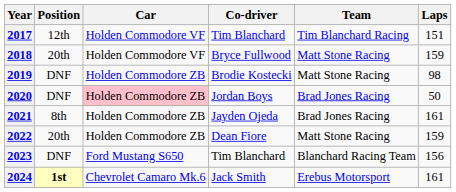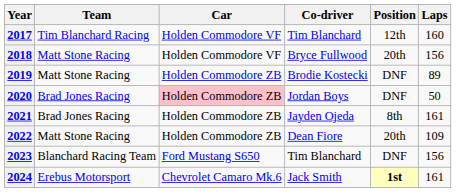columns swapped: (357, 14) <-> (59, 14)
(435, 35) 151 -> (435, 35) 160
(435, 55) 159 -> (435, 55) 156
(435, 75) 98 -> (435, 75) 89
(435, 136) 159 -> (435, 136) 109
